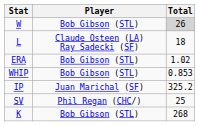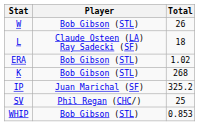(180, 24) lightgrey background -> (180, 24) no background
rows swapped: (19, 114) <-> (19, 74)
